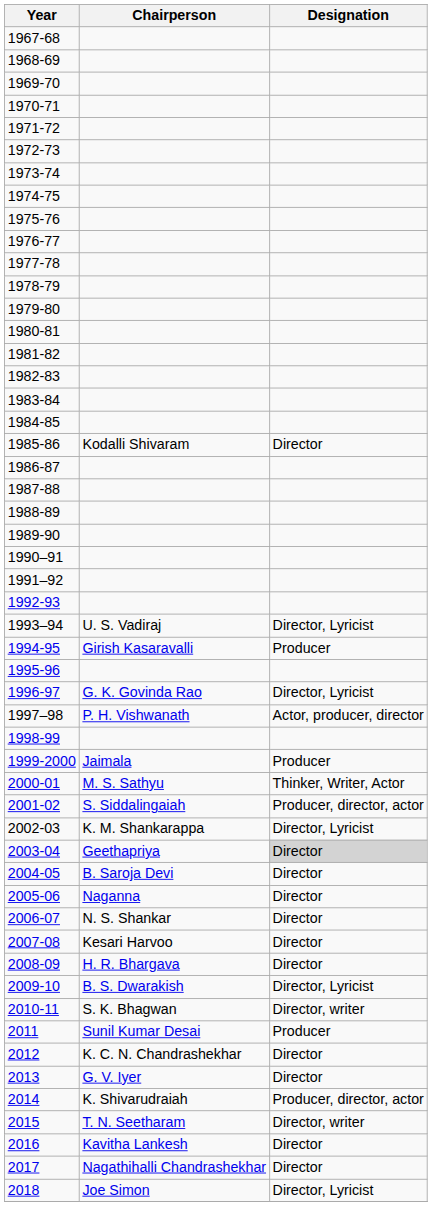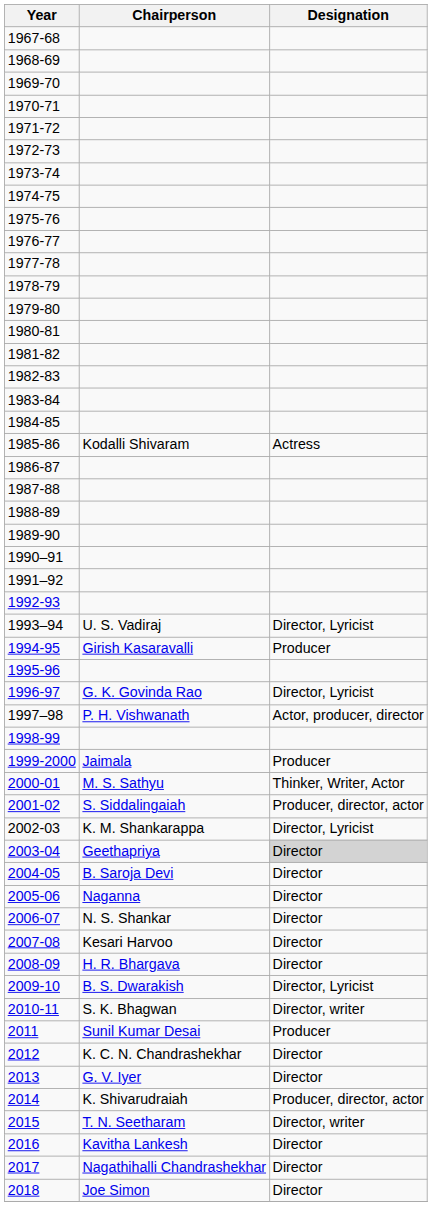(298, 444) Director -> (296, 444) Actress
(323, 1190) Director, Lyricist -> (298, 1190) Director
